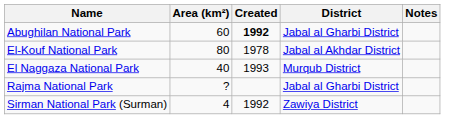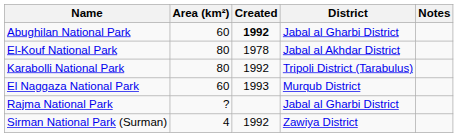+ row: (66, 68)
(223, 68) 40 -> (223, 86) 60
